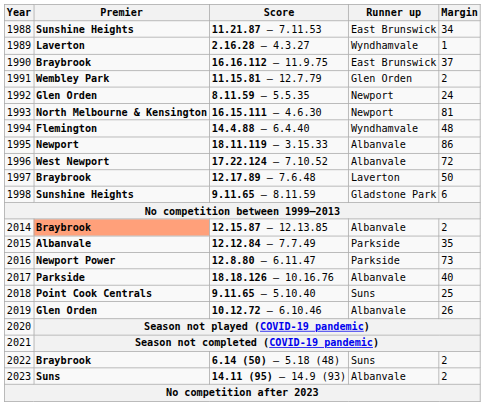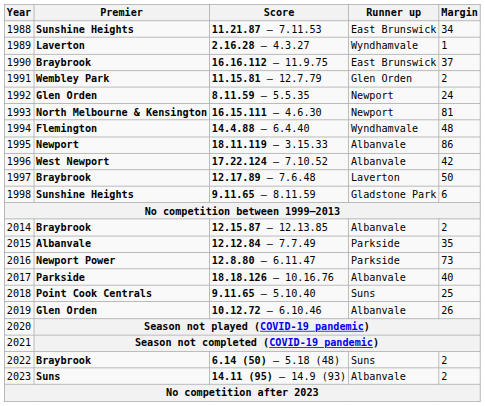(447, 161) 72 -> (447, 161) 42
(64, 227) lightsalmon background -> (64, 227) no background
